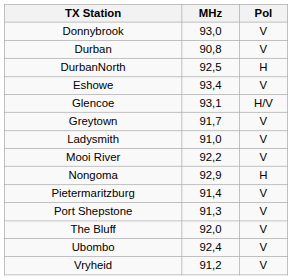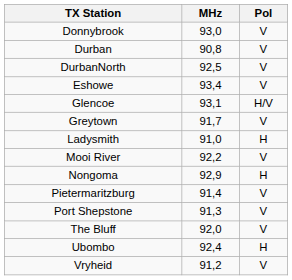(263, 67) H -> (263, 67) V
(263, 139) V -> (263, 139) H
(263, 247) V -> (263, 247) H
